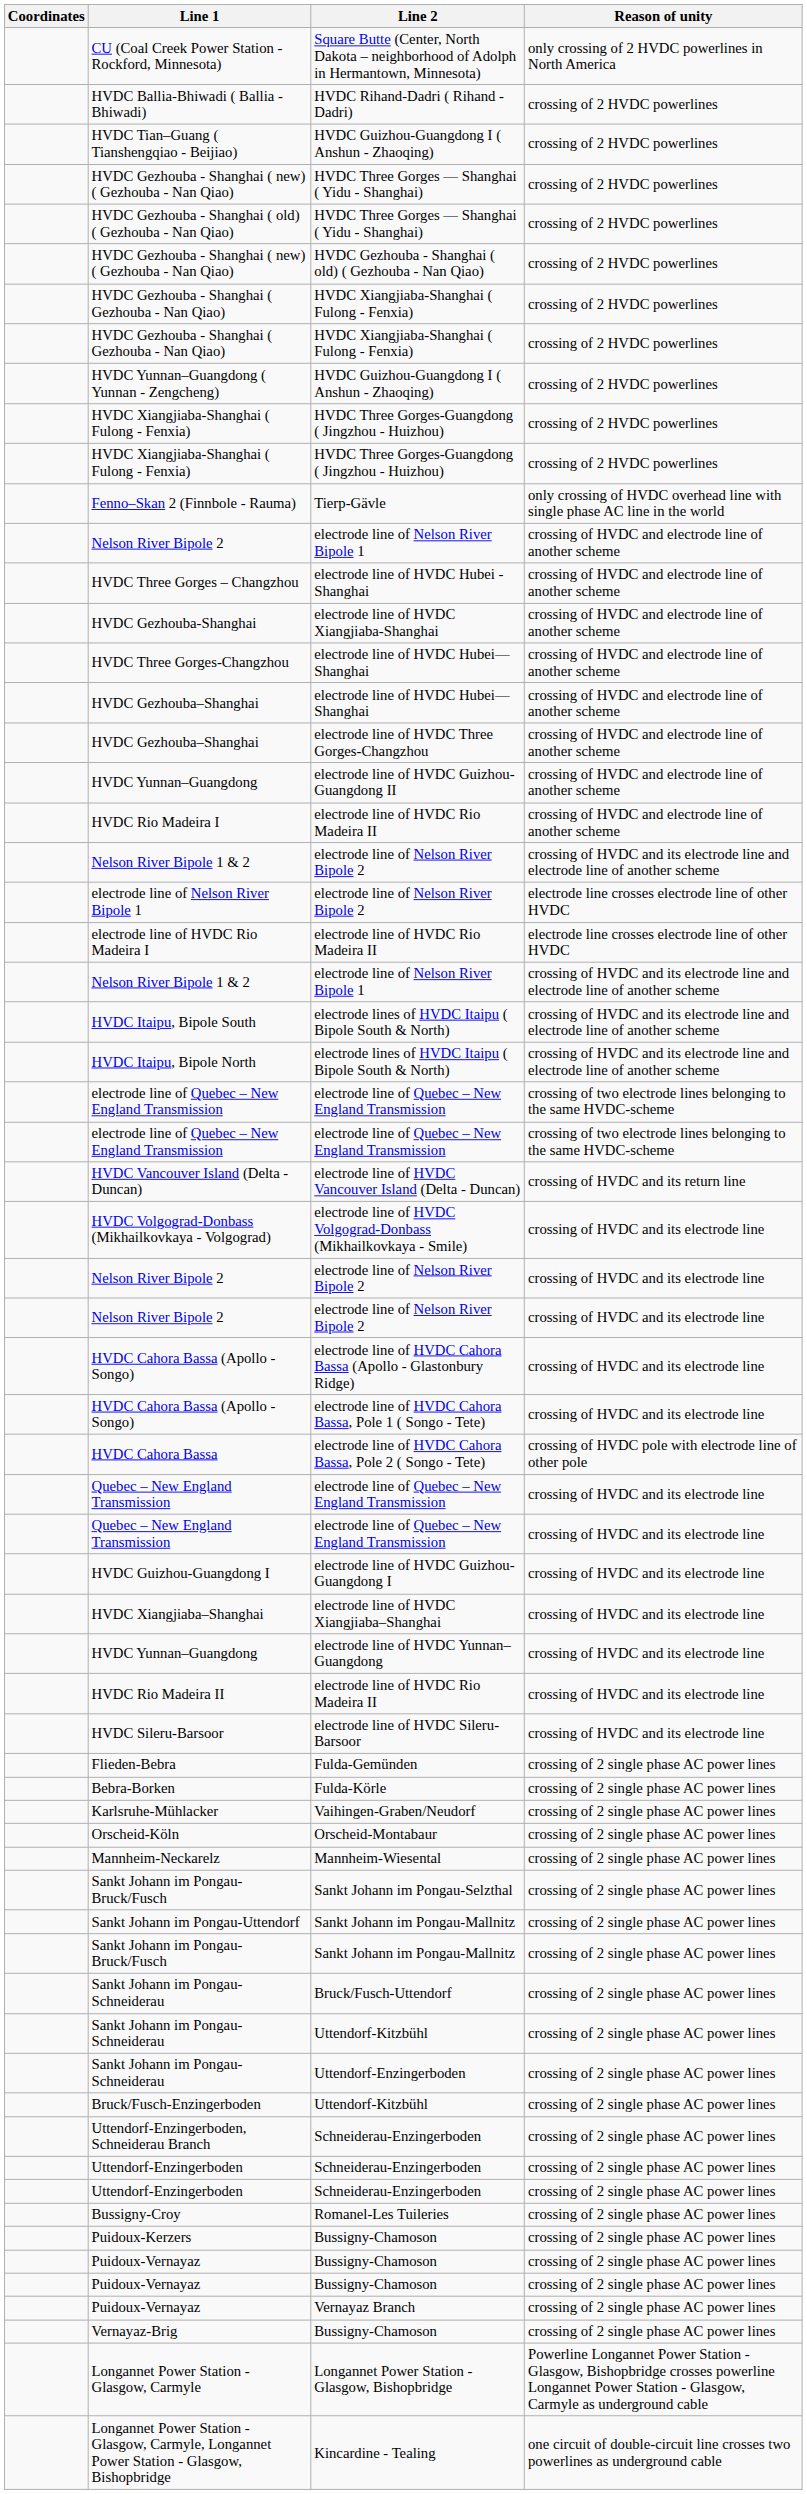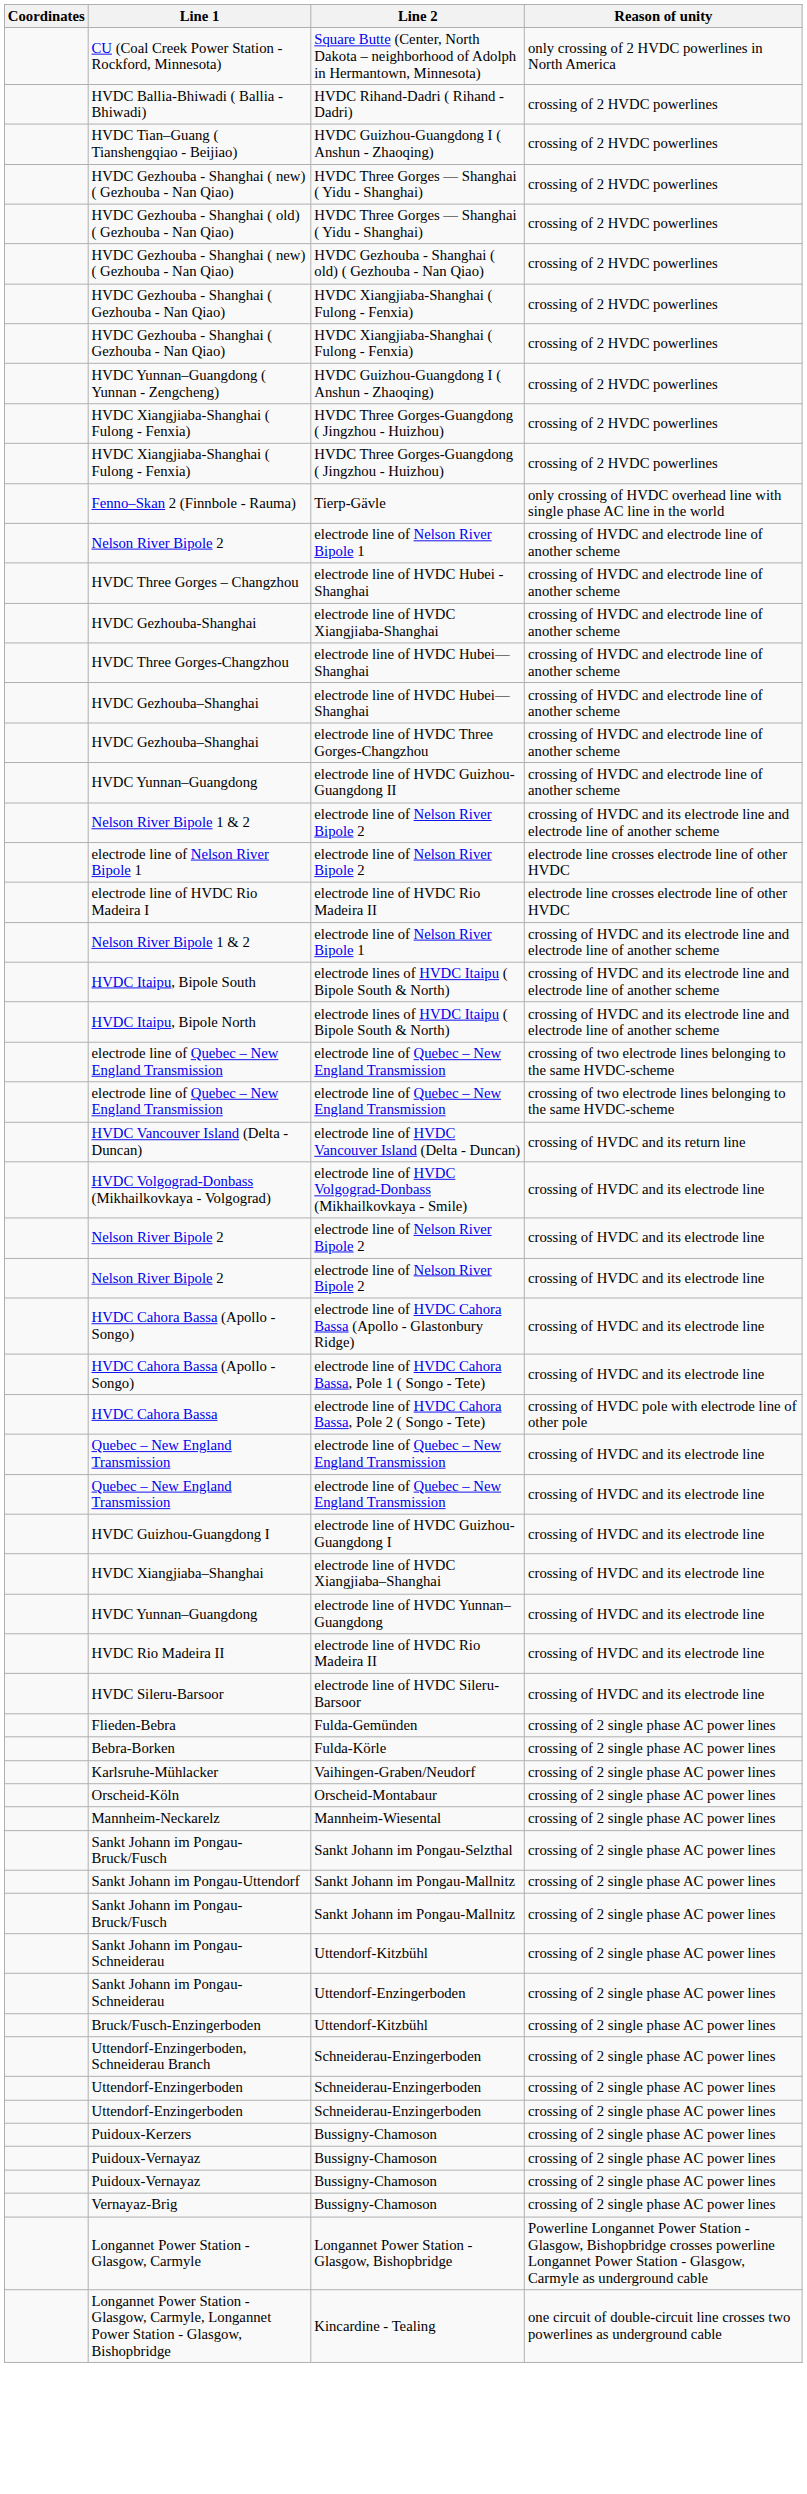- row: (155, 822)
- row: (167, 1993)
- row: (136, 2214)
- row: (146, 2308)
